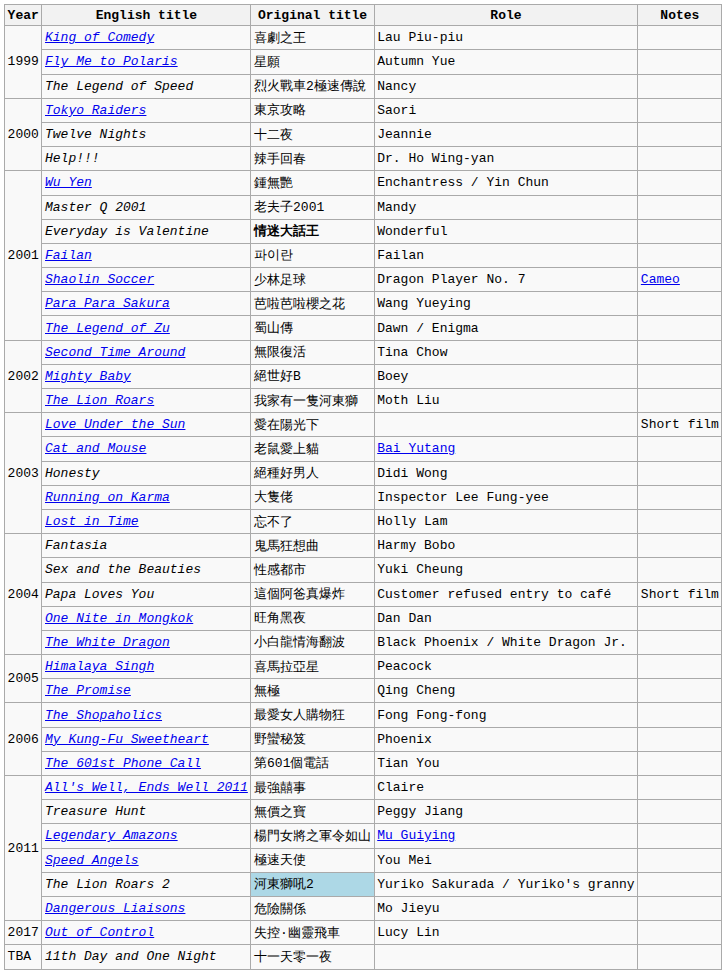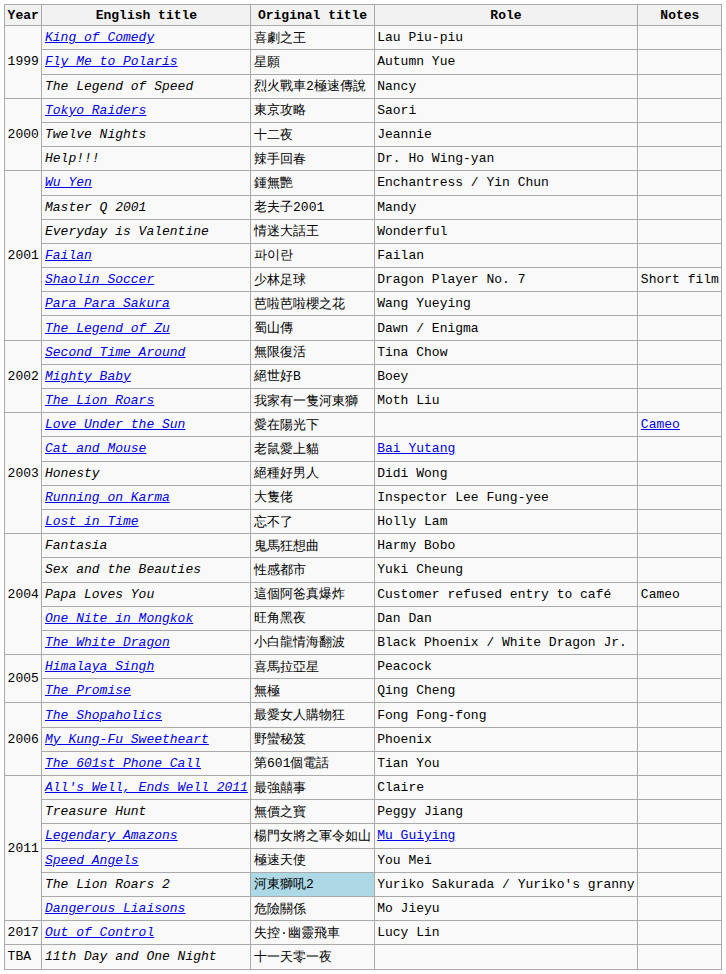(287, 232) bold -> (287, 232) normal
(660, 280) Cameo -> (680, 280) Short film
(680, 425) Short film -> (660, 425) Cameo
(680, 594) Short film -> (660, 594) Cameo
